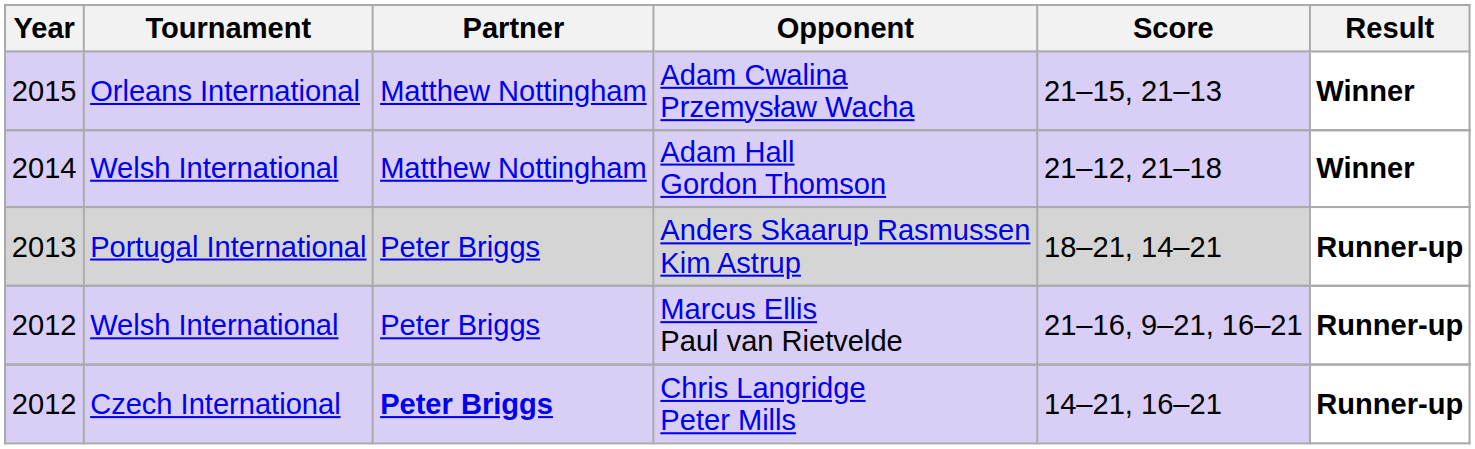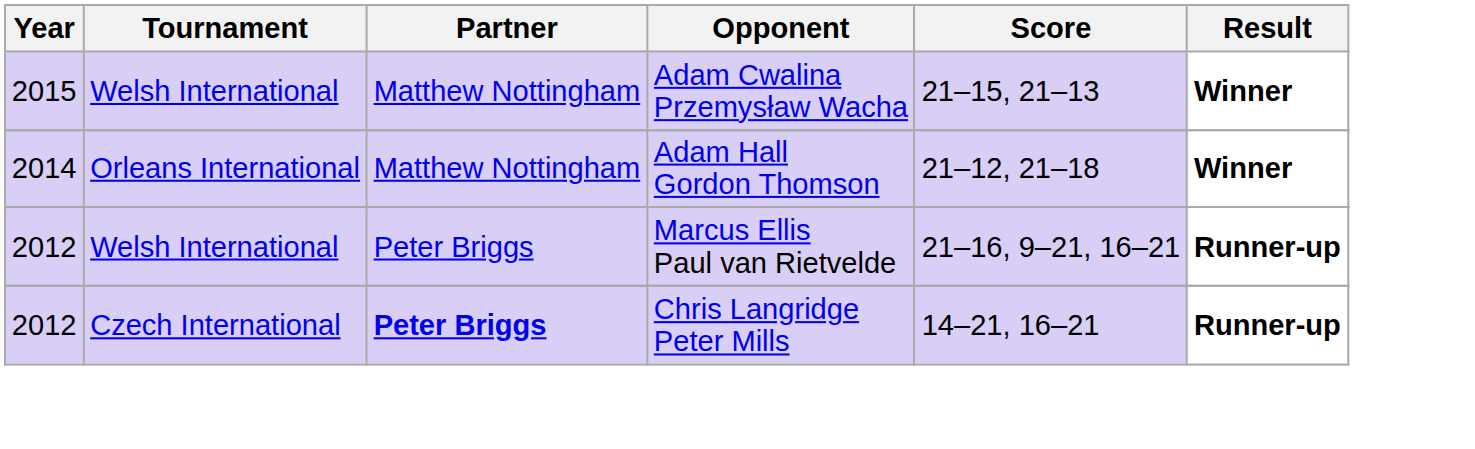(225, 90) Orleans International -> (214, 90) Welsh International
(214, 169) Welsh International -> (225, 169) Orleans International
- row: (845, 247)
